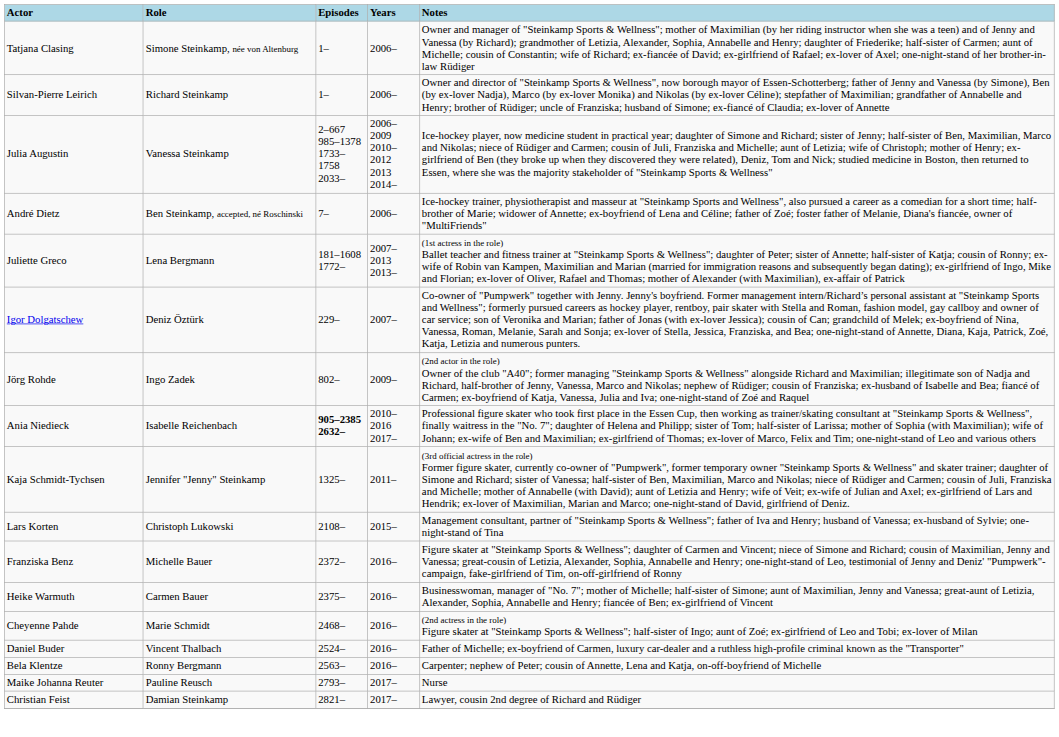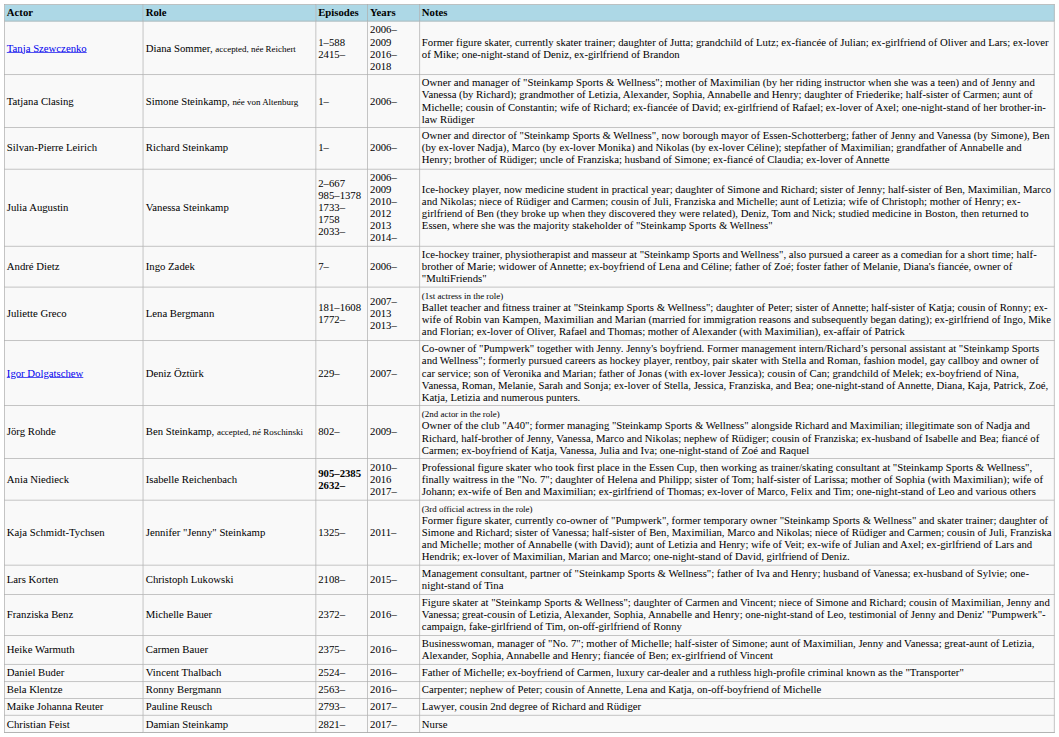+ row: (47, 48)
(224, 213) Ben Steinkamp, accepted, né Roschinski -> (170, 266) Ingo Zadek
(170, 379) Ingo Zadek -> (224, 432) Ben Steinkamp, accepted, né Roschinski
- row: (43, 625)
(435, 683) Nurse -> (531, 707) Lawyer, cousin 2nd degree of Richard and Rüdiger
(531, 700) Lawyer, cousin 2nd degree of Richard and Rüdiger -> (435, 724) Nurse
